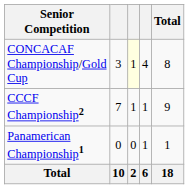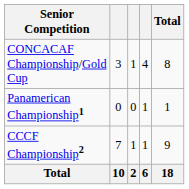(133, 64) lightyellow background -> (133, 64) no background
rows swapped: (46, 145) <-> (46, 107)
